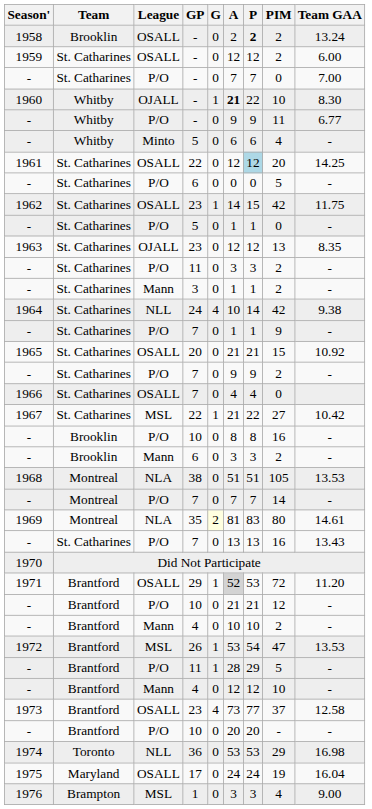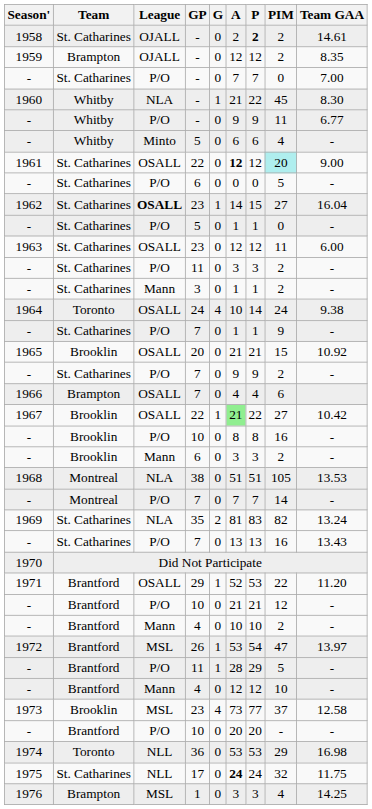(94, 36) Brooklin -> (94, 36) St. Catharines
(158, 36) OSALL -> (160, 36) OJALL
(330, 36) 13.24 -> (332, 36) 14.61
(94, 57) St. Catharines -> (94, 57) Brampton
(158, 57) OSALL -> (160, 57) OJALL
(330, 57) 6.00 -> (332, 57) 8.35
(158, 99) OJALL -> (160, 99) NLA
(234, 99) bold -> (236, 99) normal
(279, 99) 10 -> (281, 99) 45
(234, 162) normal -> (236, 162) bold
(253, 162) lightblue background -> (255, 162) no background
(279, 162) no background -> (281, 162) paleturquoise background
(330, 162) 14.25 -> (332, 162) 9.00
(158, 204) normal -> (160, 204) bold
(279, 204) 42 -> (281, 204) 27
(330, 204) 11.75 -> (332, 204) 16.04
(158, 246) OJALL -> (160, 246) OSALL
(279, 246) 13 -> (281, 246) 11
(330, 246) 8.35 -> (332, 246) 6.00
(94, 309) St. Catharines -> (94, 309) Toronto
(158, 309) NLL -> (160, 309) OSALL
(279, 309) 42 -> (281, 309) 24
(94, 352) St. Catharines -> (94, 352) Brooklin
(94, 394) St. Catharines -> (94, 394) Brampton
(279, 394) 0 -> (281, 394) 6
(94, 415) St. Catharines -> (94, 415) Brooklin
(158, 415) MSL -> (160, 415) OSALL
(234, 415) no background -> (236, 415) lightgreen background
(94, 520) Montreal -> (94, 520) St. Catharines
(216, 520) lightyellow background -> (218, 520) no background
(279, 520) 80 -> (281, 520) 82
(330, 520) 14.61 -> (332, 520) 13.24
(234, 583) lightgrey background -> (236, 583) no background
(279, 583) 72 -> (281, 583) 22
(330, 646) 13.53 -> (332, 646) 13.97
(94, 710) Brantford -> (94, 710) Brooklin
(158, 710) OSALL -> (160, 710) MSL
(94, 773) Maryland -> (94, 773) St. Catharines
(158, 773) OSALL -> (160, 773) NLL
(234, 773) normal -> (236, 773) bold
(279, 773) 19 -> (281, 773) 32
(330, 773) 16.04 -> (332, 773) 11.75
(330, 794) 9.00 -> (332, 794) 14.25
